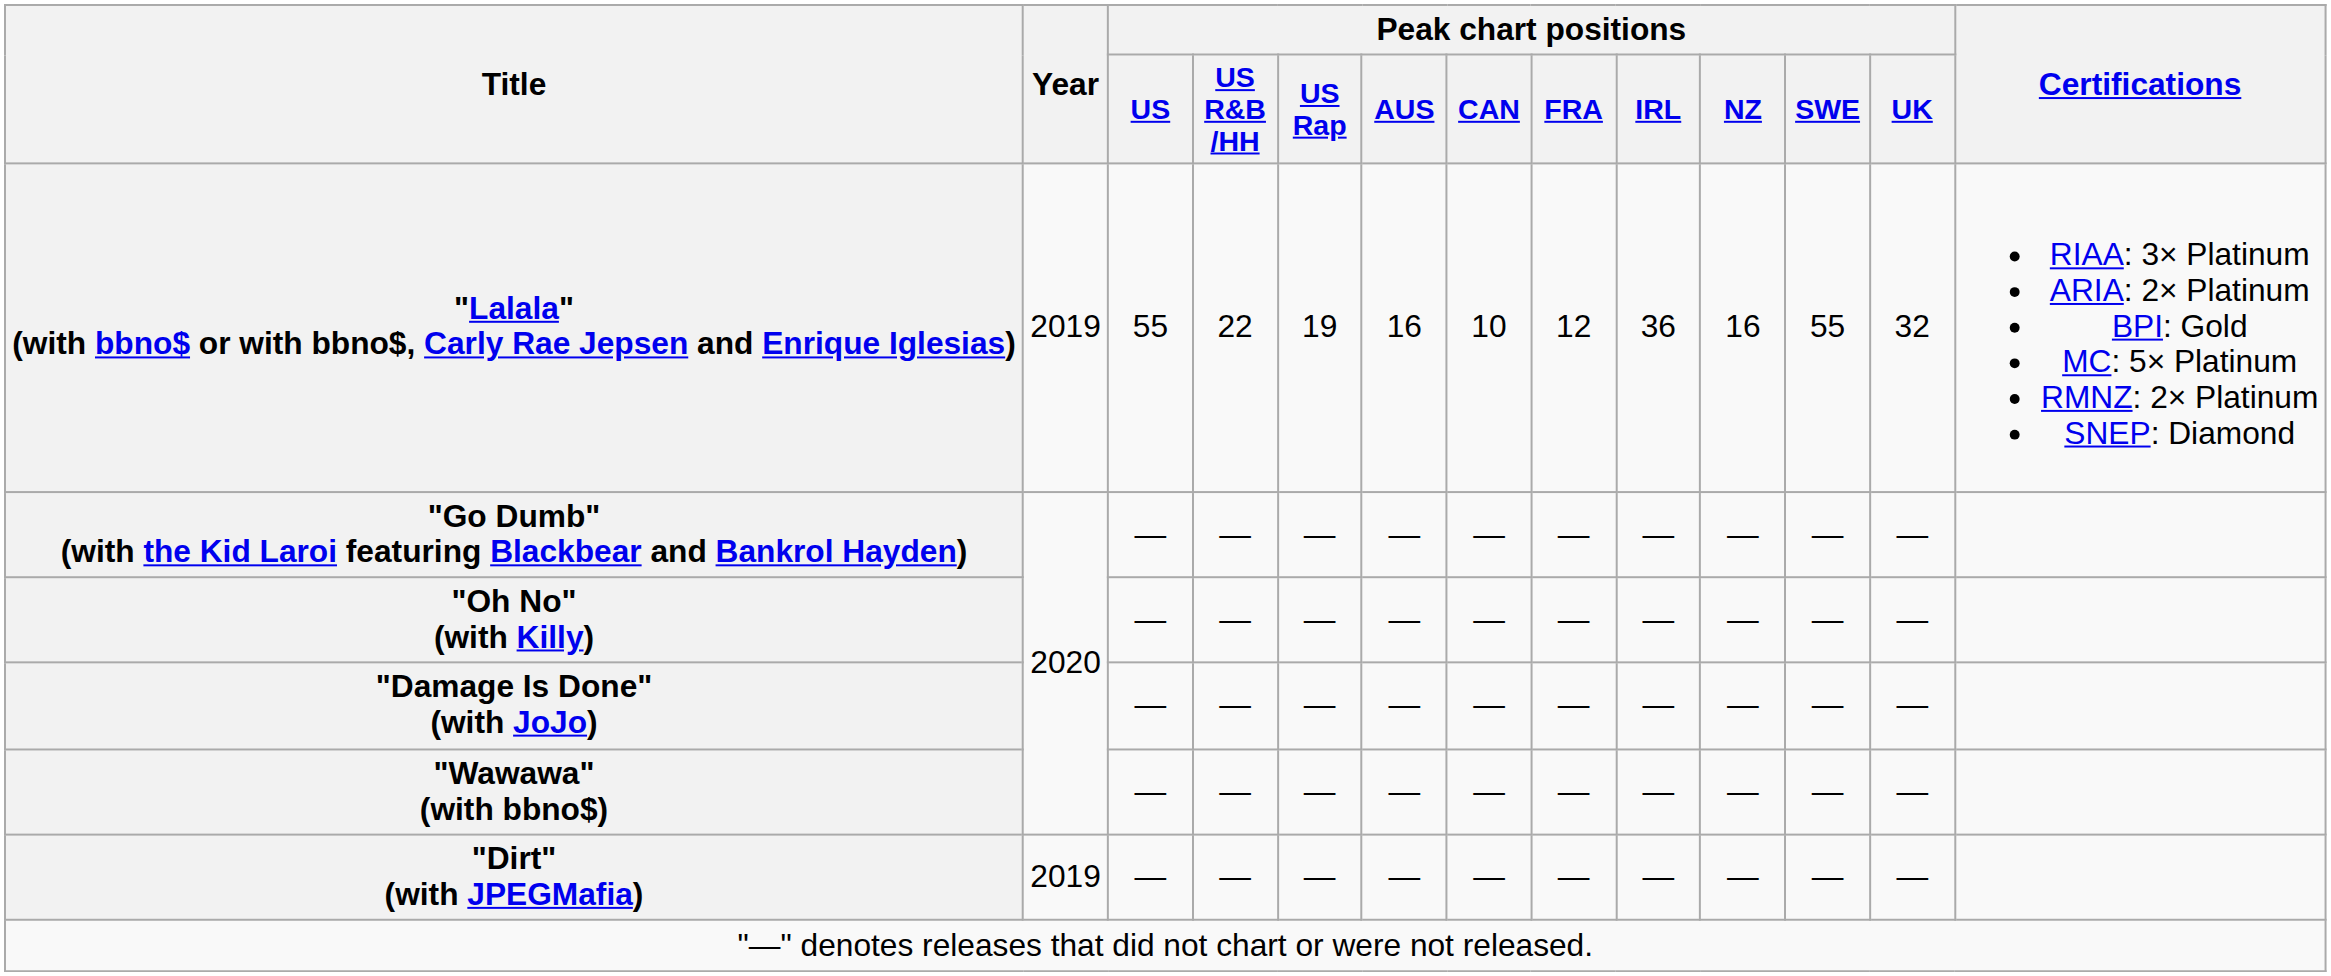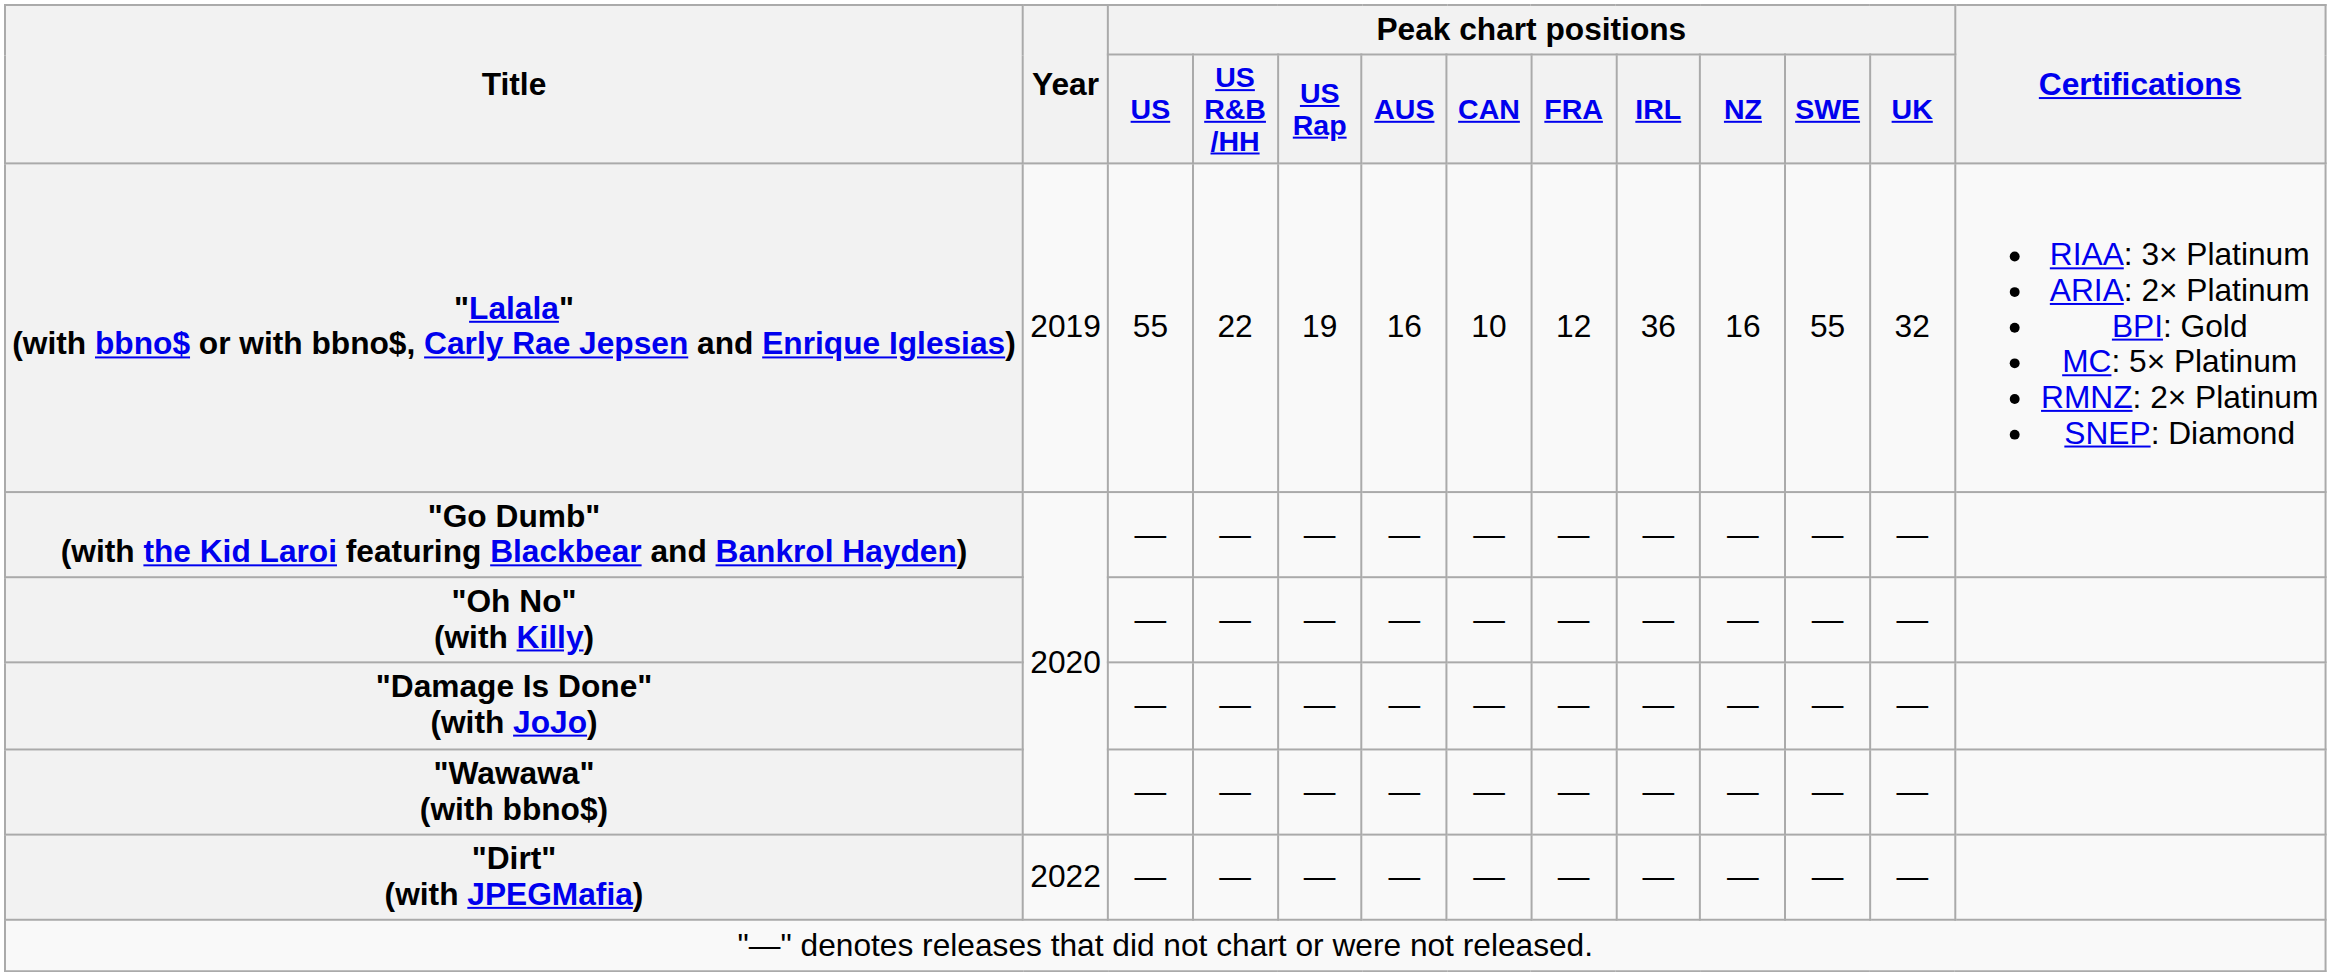(1066, 877) 2019 -> (1066, 877) 2022
